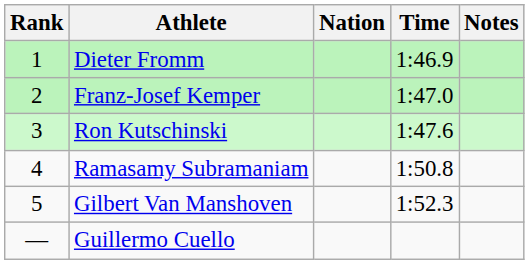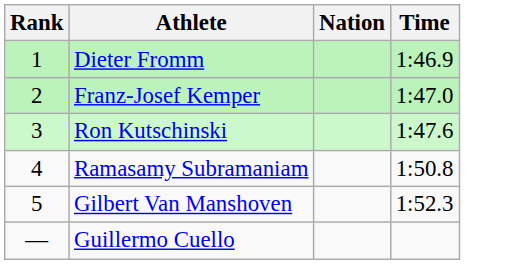- column: (491, 22)
